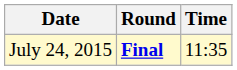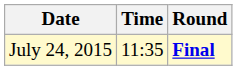columns swapped: (206, 19) <-> (148, 19)
